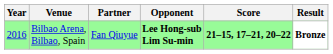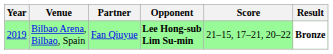(17, 35) 2016 -> (17, 35) 2019
(248, 35) bold -> (248, 35) normal
